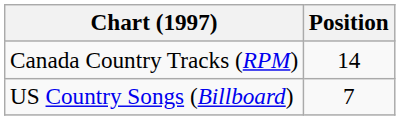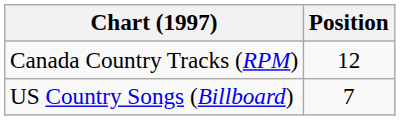(349, 59) 14 -> (349, 59) 12
